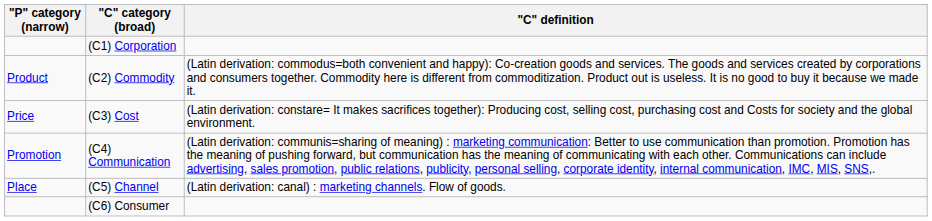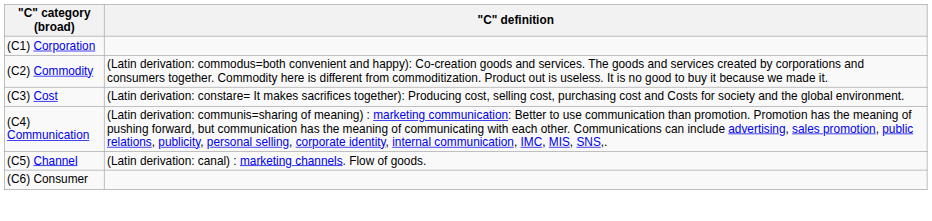- column: (45, 20)
